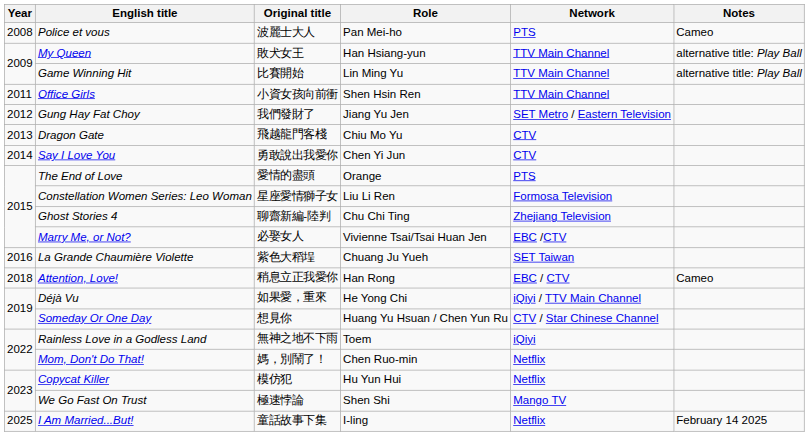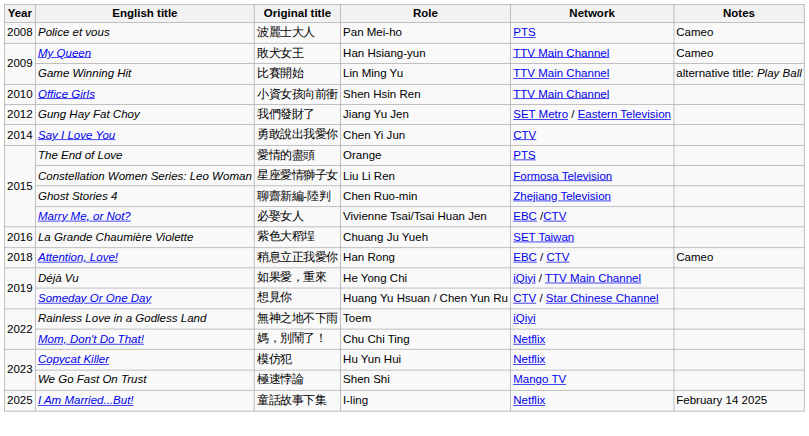(739, 53) alternative title: Play Ball -> (695, 53) Cameo
(19, 94) 2011 -> (20, 94) 2010
- row: (71, 135)
(376, 216) Chu Chi Ting -> (380, 196) Chen Ruo-min
(380, 359) Chen Ruo-min -> (376, 339) Chu Chi Ting
